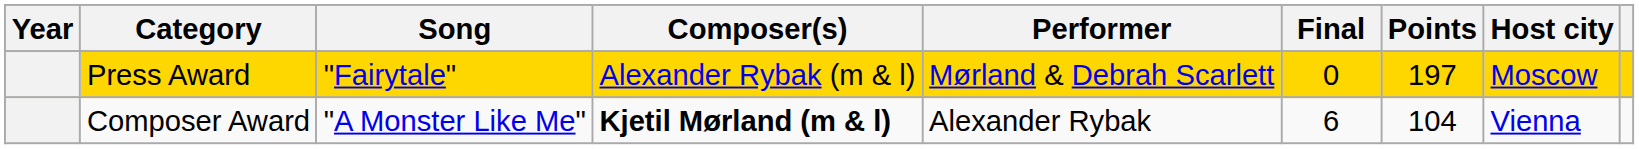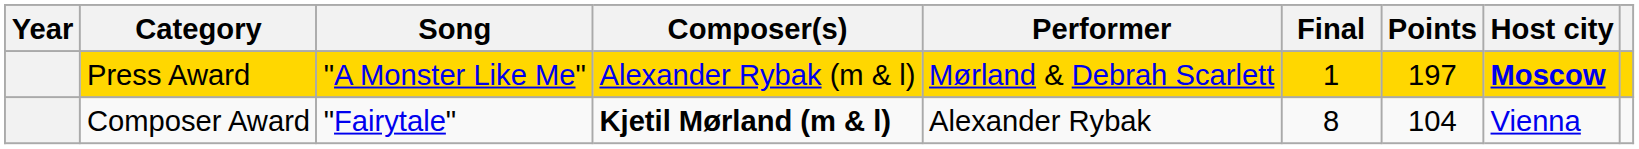(390, 74) "Fairytale" -> (455, 74) "A Monster Like Me"
(1331, 74) 0 -> (1331, 74) 1
(1544, 74) normal -> (1548, 74) bold
(455, 121) "A Monster Like Me" -> (390, 121) "Fairytale"
(1331, 121) 6 -> (1331, 121) 8
